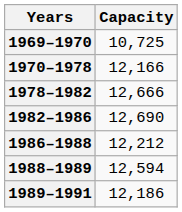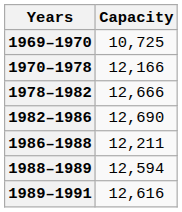(136, 143) 12,212 -> (136, 143) 12,211
(136, 194) 12,186 -> (136, 194) 12,616
